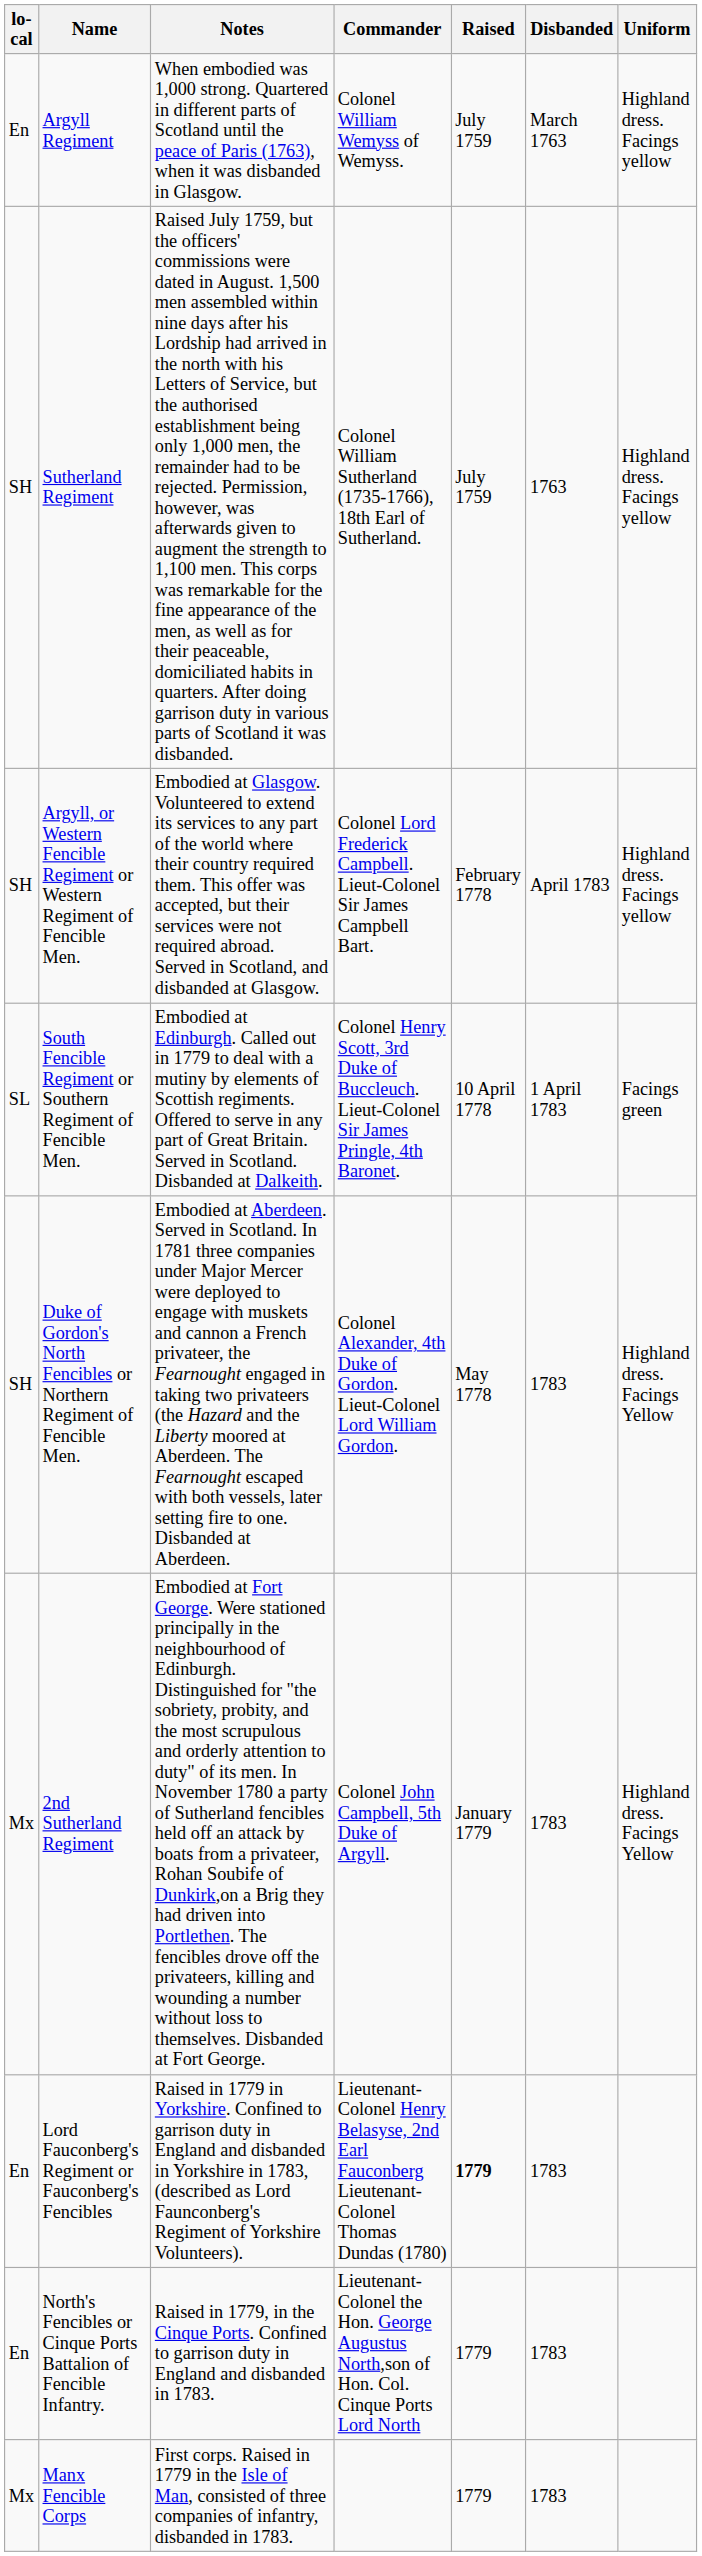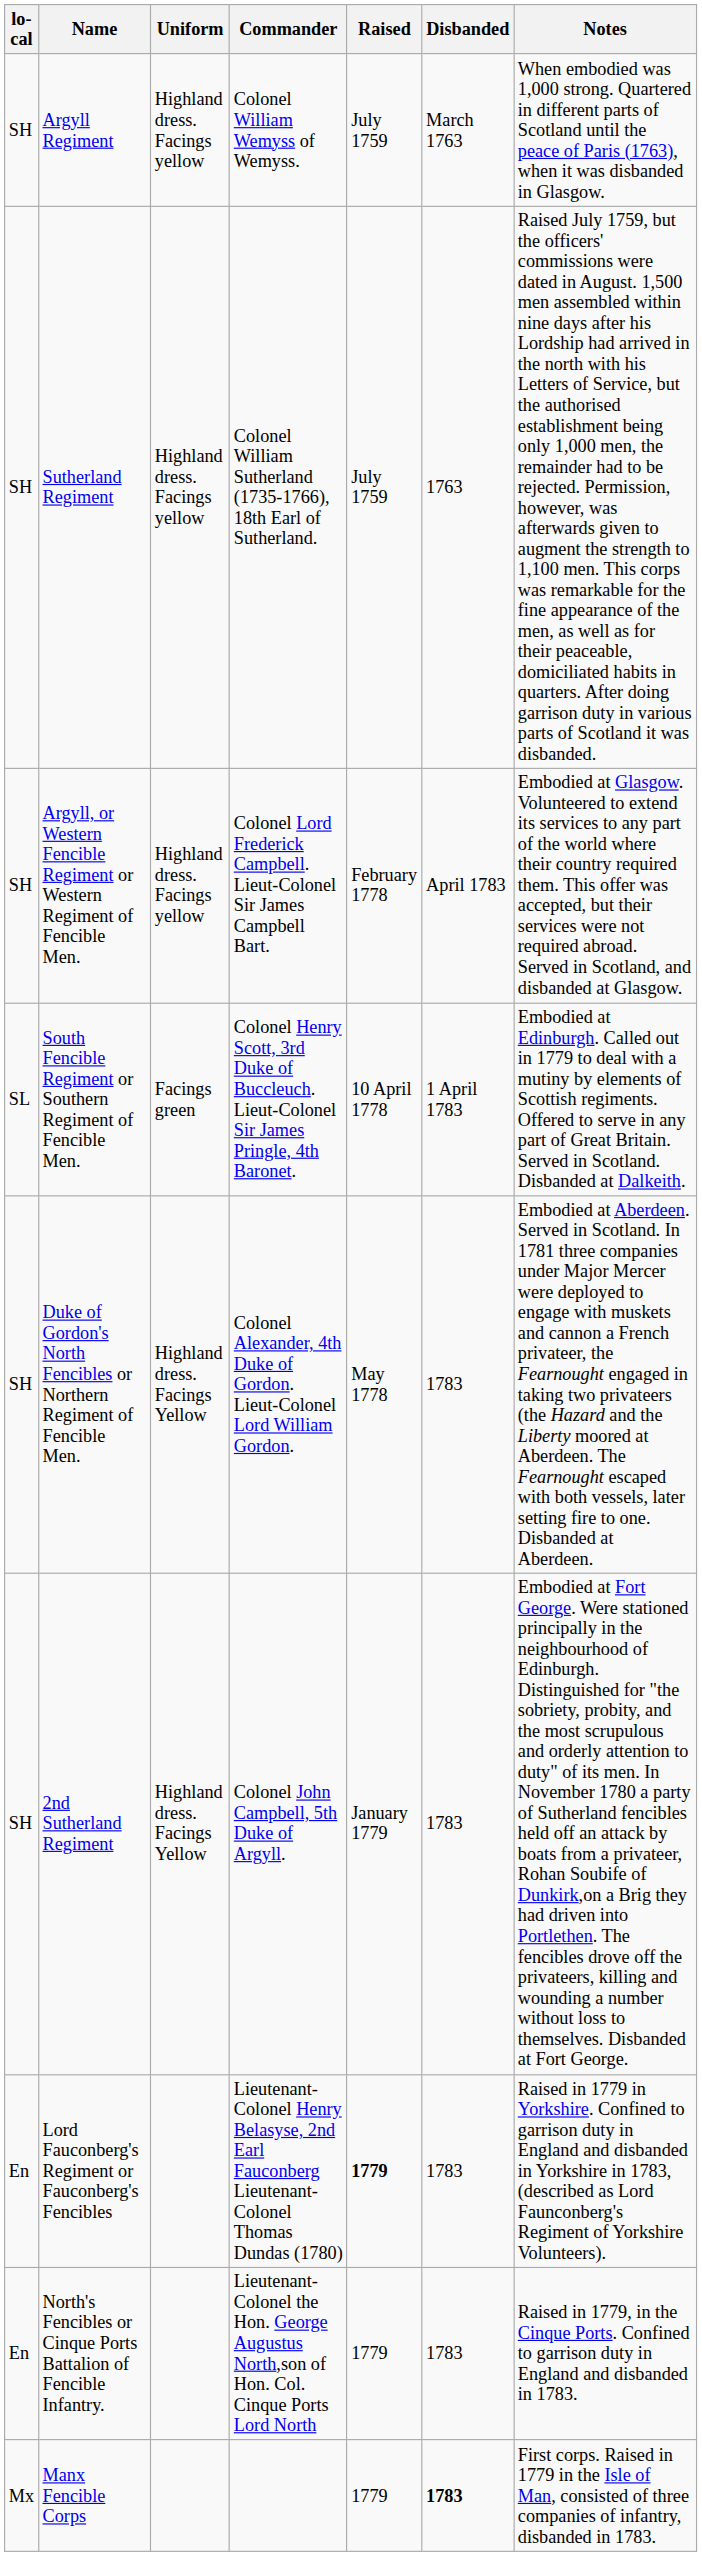columns swapped: (657, 29) <-> (242, 29)
(19, 129) En -> (20, 129) SH
(21, 1823) Mx -> (20, 1823) SH
(548, 2495) normal -> (444, 2495) bold
